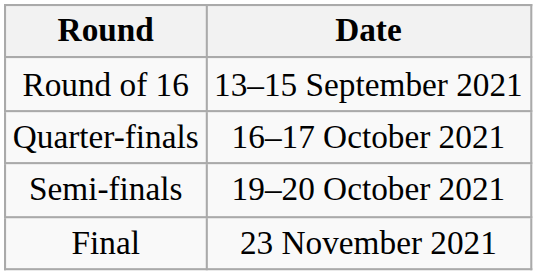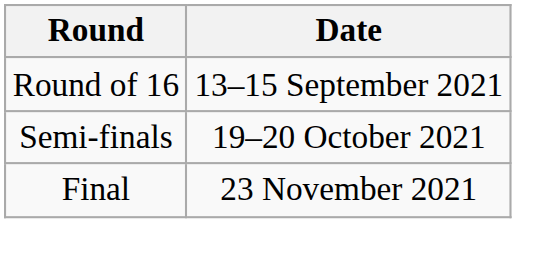- row: (106, 136)
